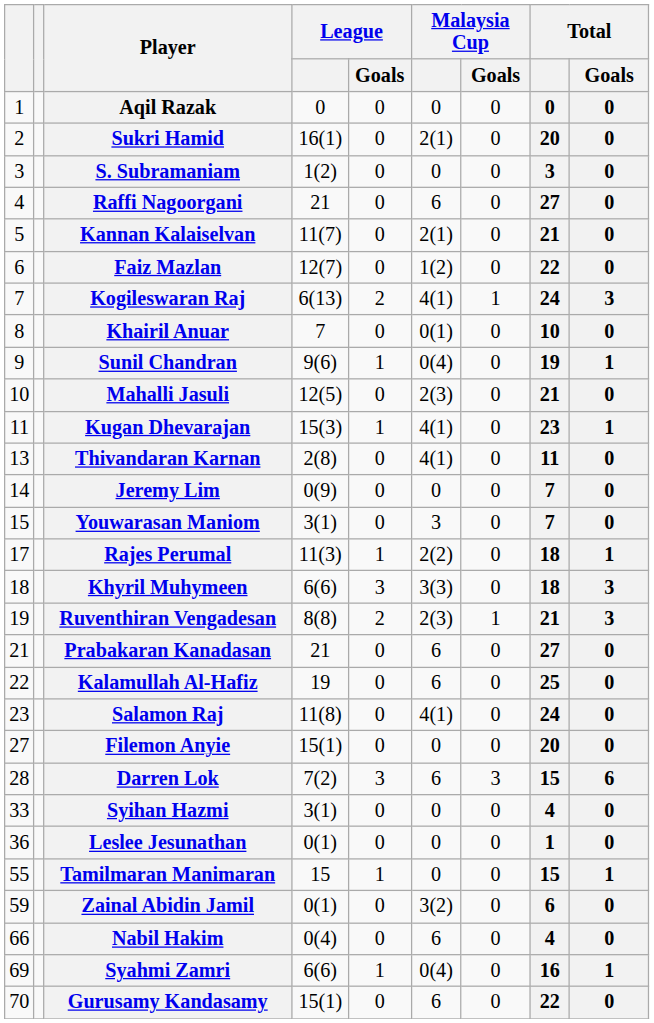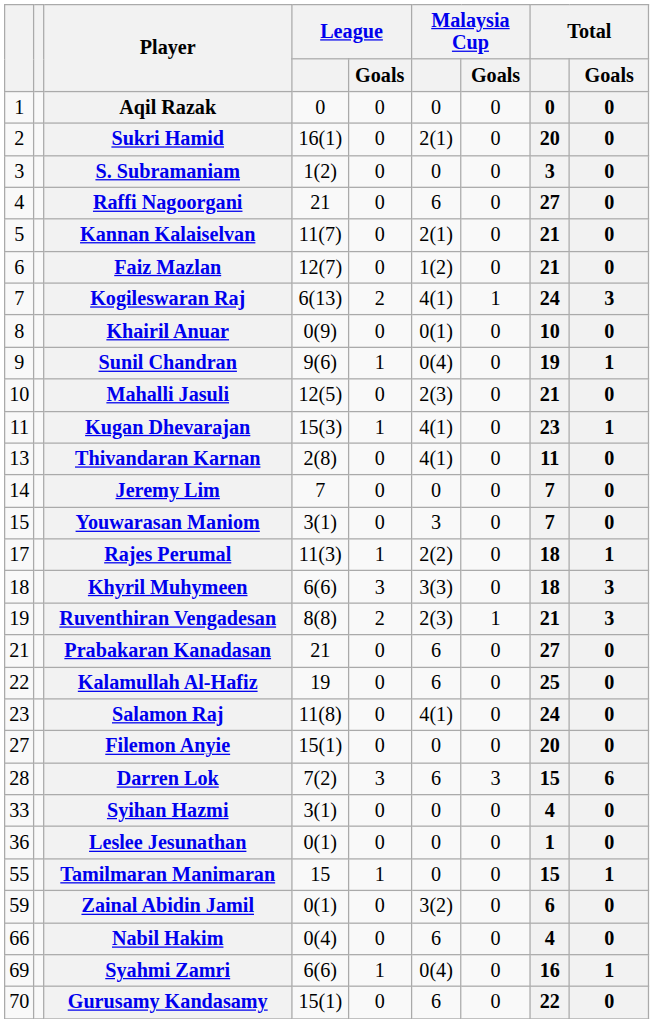(550, 266) 22 -> (550, 266) 21
(320, 330) 7 -> (320, 330) 0(9)
(320, 490) 0(9) -> (320, 490) 7
